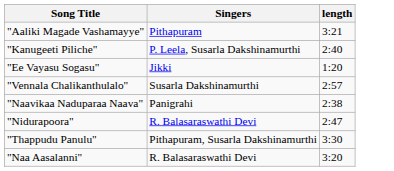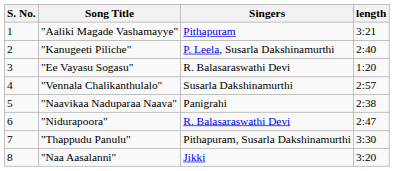+ column: (21, 13)
(160, 67) Jikki -> (237, 67) R. Balasaraswathi Devi
(203, 157) R. Balasaraswathi Devi -> (194, 157) Jikki
